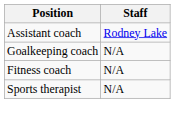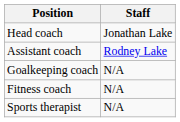+ row: (35, 32)
